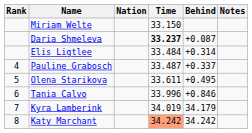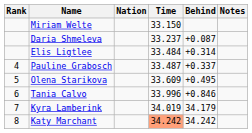(166, 39) bold -> (166, 39) normal
(166, 80) 33.611 -> (166, 80) 33.609
